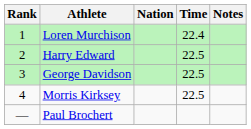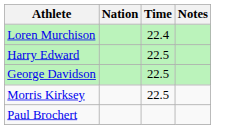- column: (22, 14)
